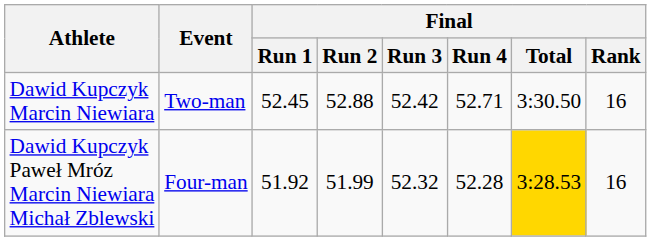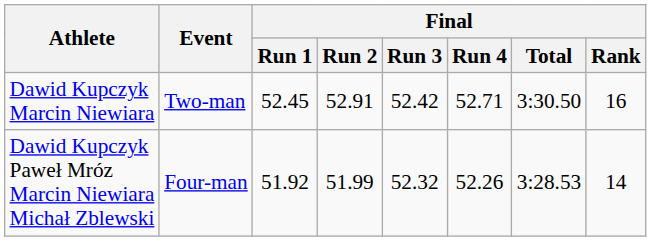(350, 100) 52.88 -> (350, 100) 52.91
(479, 182) 52.28 -> (479, 182) 52.26
(549, 182) gold background -> (549, 182) no background
(616, 182) 16 -> (616, 182) 14
